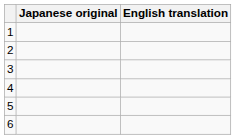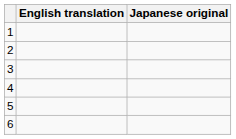columns swapped: (68, 13) <-> (176, 13)
